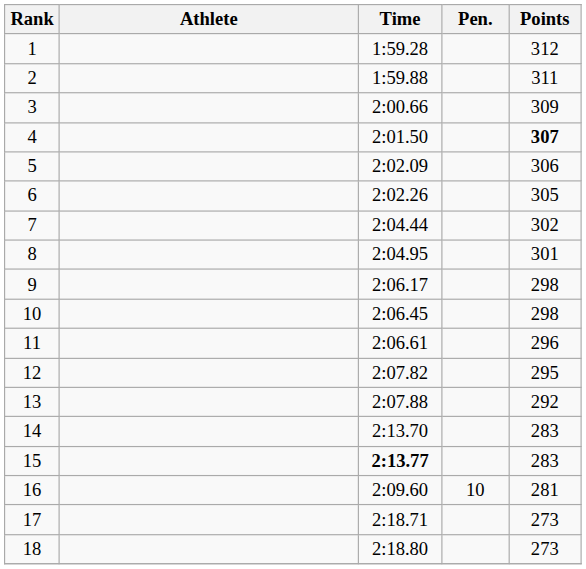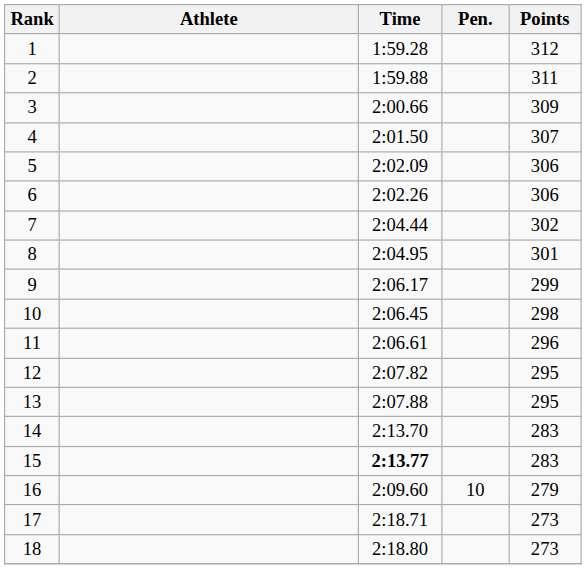(545, 136) bold -> (545, 136) normal
(545, 195) 305 -> (545, 195) 306
(545, 284) 298 -> (545, 284) 299
(545, 401) 292 -> (545, 401) 295
(545, 490) 281 -> (545, 490) 279
